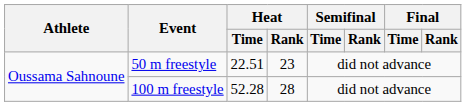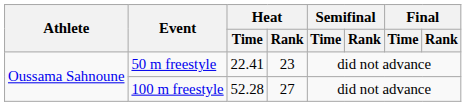(247, 64) 22.51 -> (247, 64) 22.41
(287, 89) 28 -> (287, 89) 27
